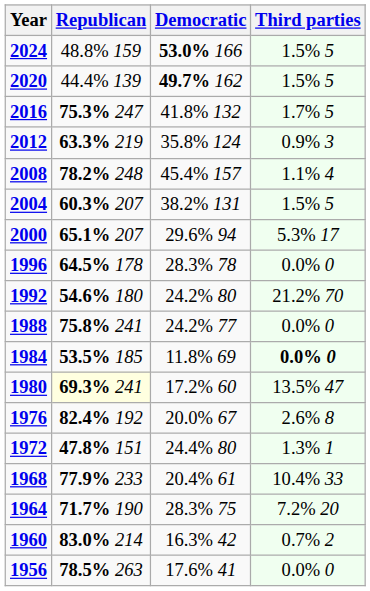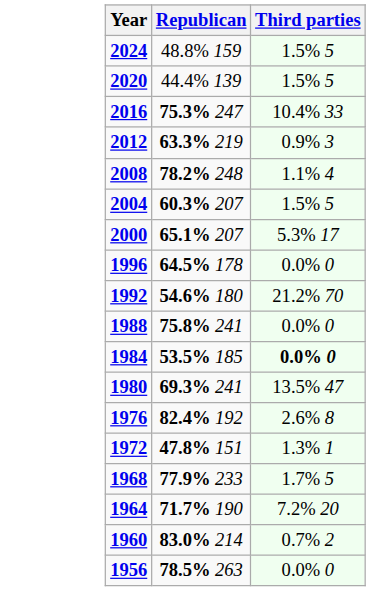- column: (201, 20)
(308, 112) 1.7% 5 -> (308, 112) 10.4% 33
(101, 387) lightyellow background -> (201, 387) no background
(308, 478) 10.4% 33 -> (308, 478) 1.7% 5
